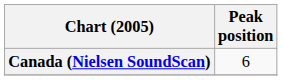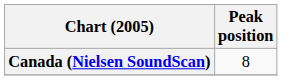(246, 61) 6 -> (246, 61) 8
